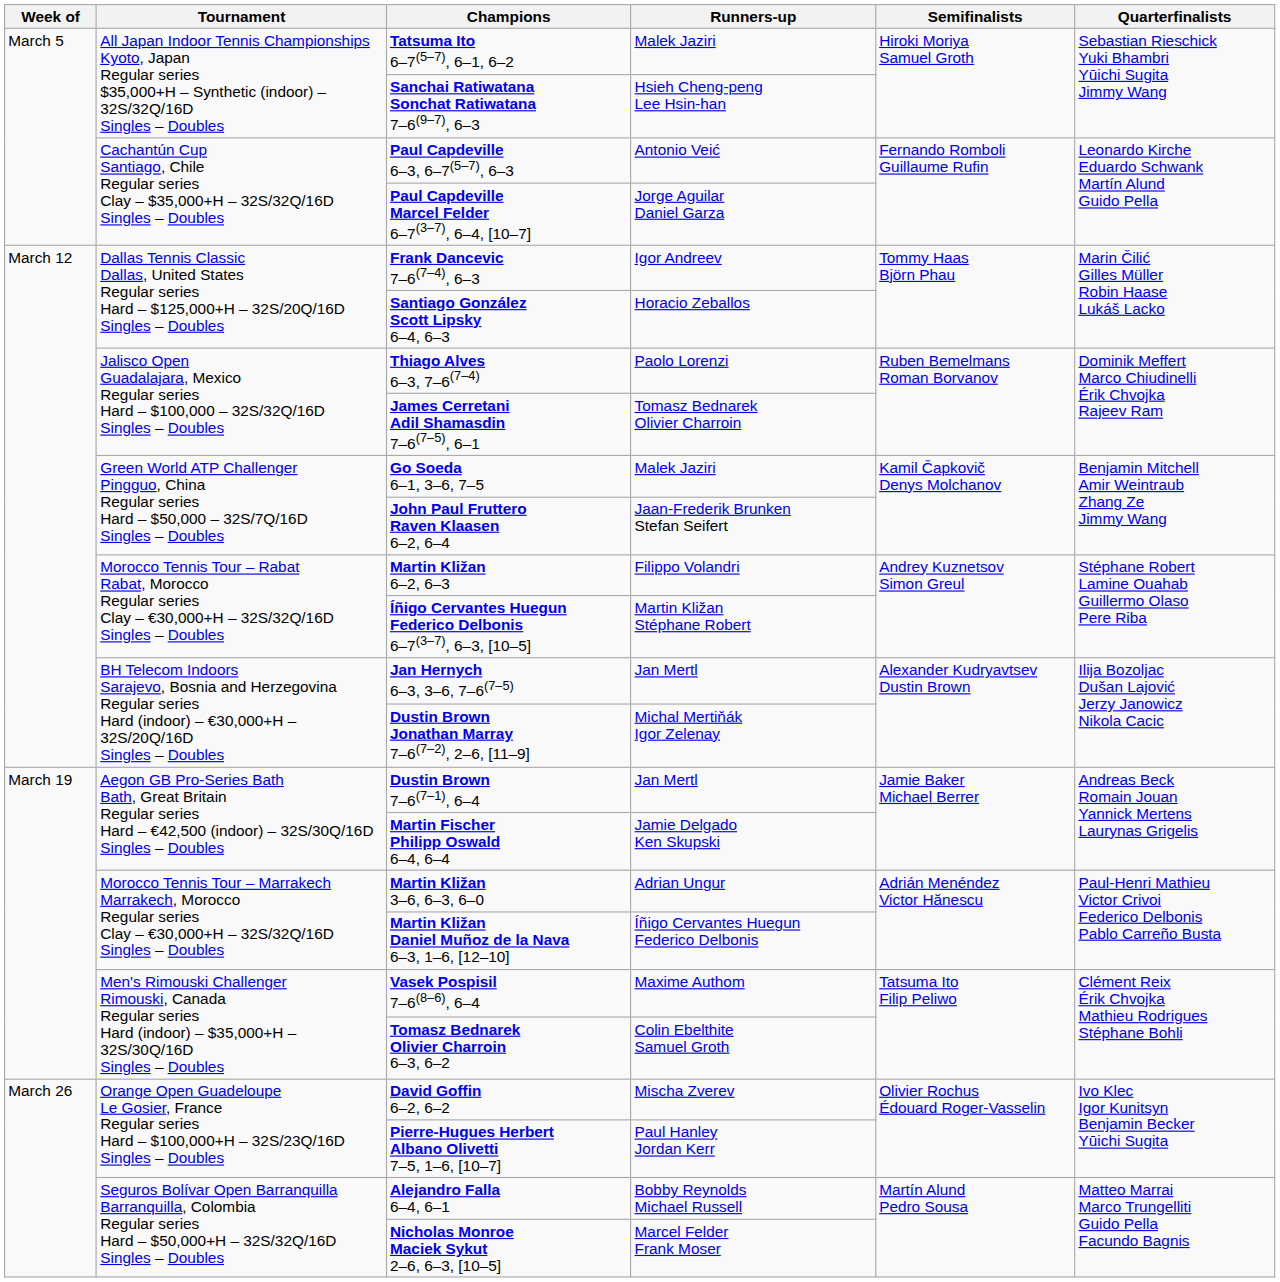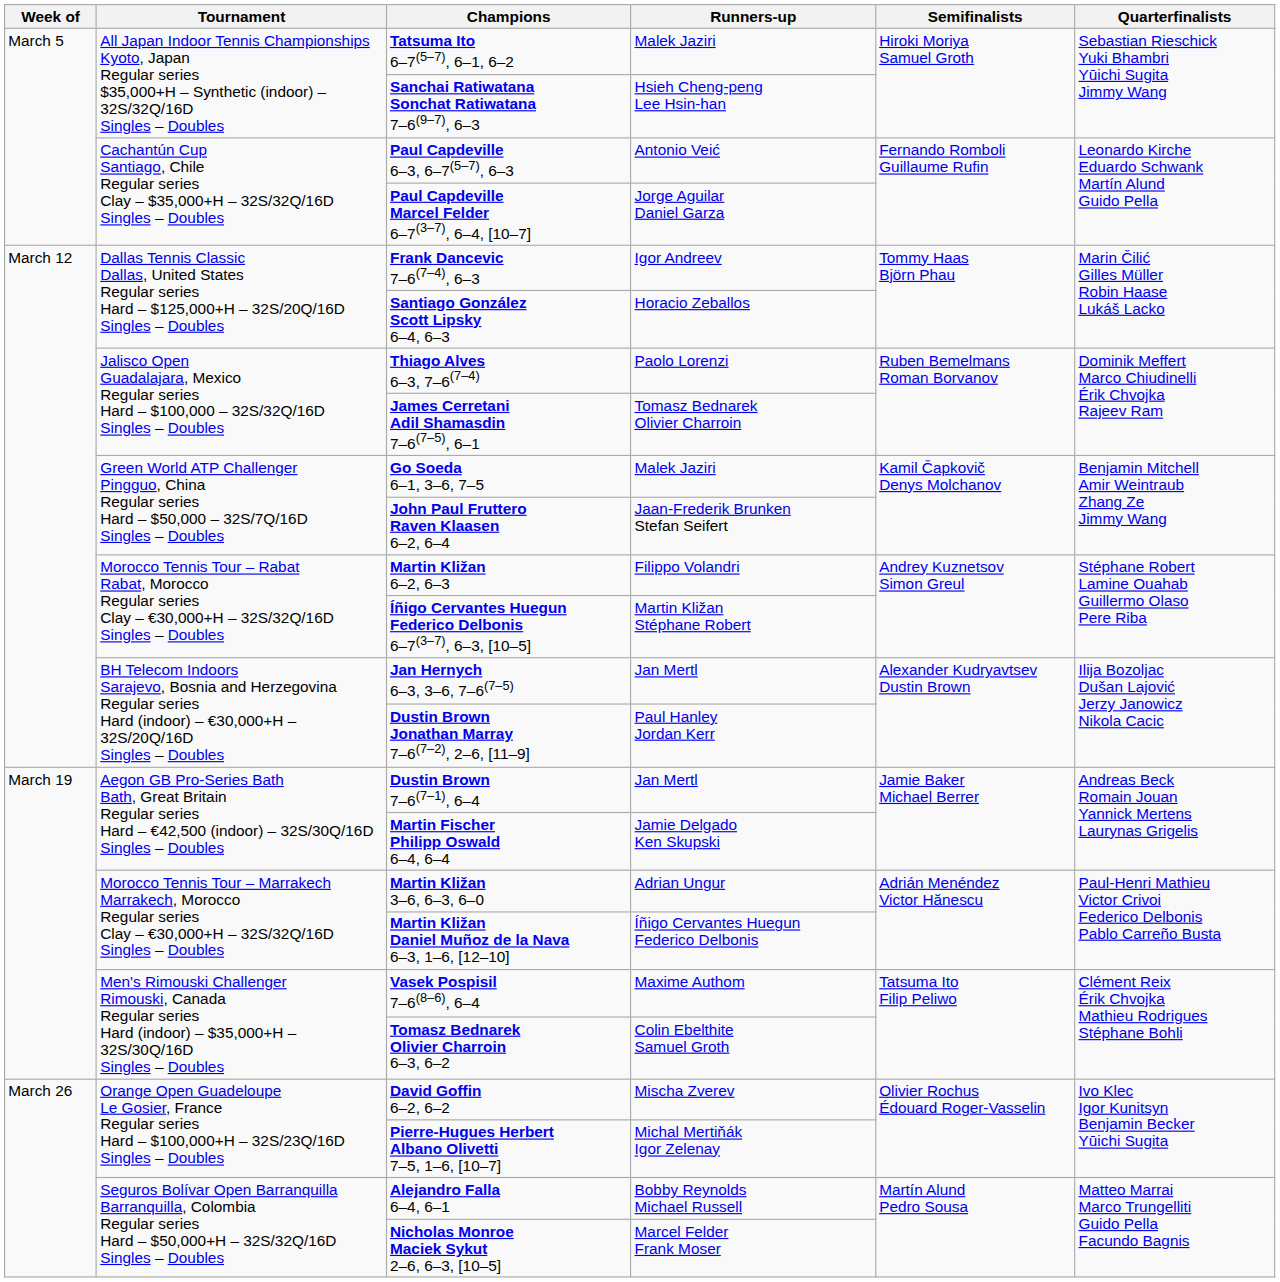(688, 724) Michal Mertiňák Igor Zelenay -> (676, 724) Paul Hanley Jordan Kerr
(676, 1140) Paul Hanley Jordan Kerr -> (688, 1140) Michal Mertiňák Igor Zelenay
